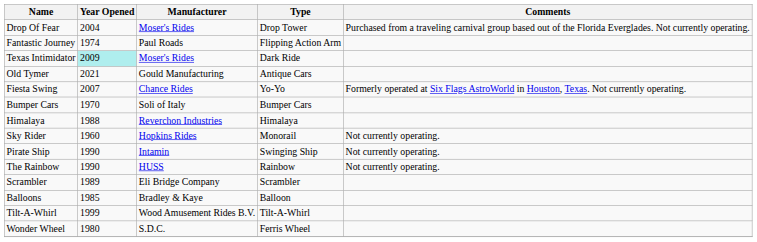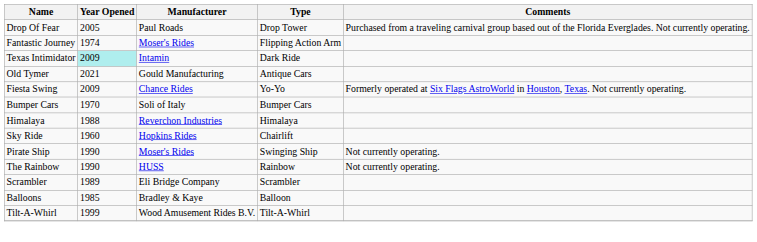(90, 27) 2004 -> (90, 27) 2005
(166, 27) Moser's Rides -> (161, 27) Paul Roads
(161, 43) Paul Roads -> (166, 43) Moser's Rides
(166, 58) Moser's Rides -> (154, 58) Intamin
(90, 89) 2007 -> (90, 89) 2009
+ row: (25, 136)
- row: (26, 136)
(154, 151) Intamin -> (166, 151) Moser's Rides
- row: (36, 228)
